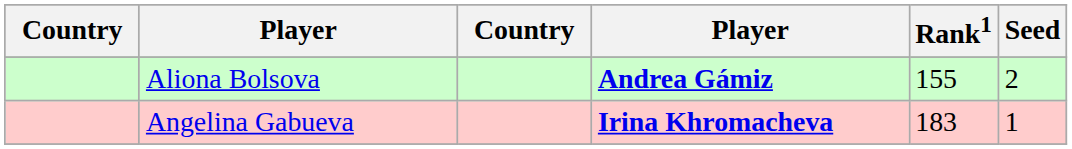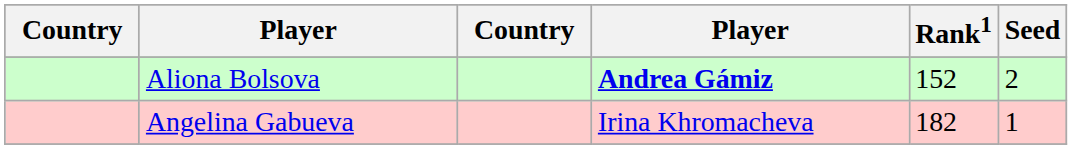(936, 78) 155 -> (936, 78) 152
(716, 122) bold -> (706, 122) normal
(936, 122) 183 -> (936, 122) 182
